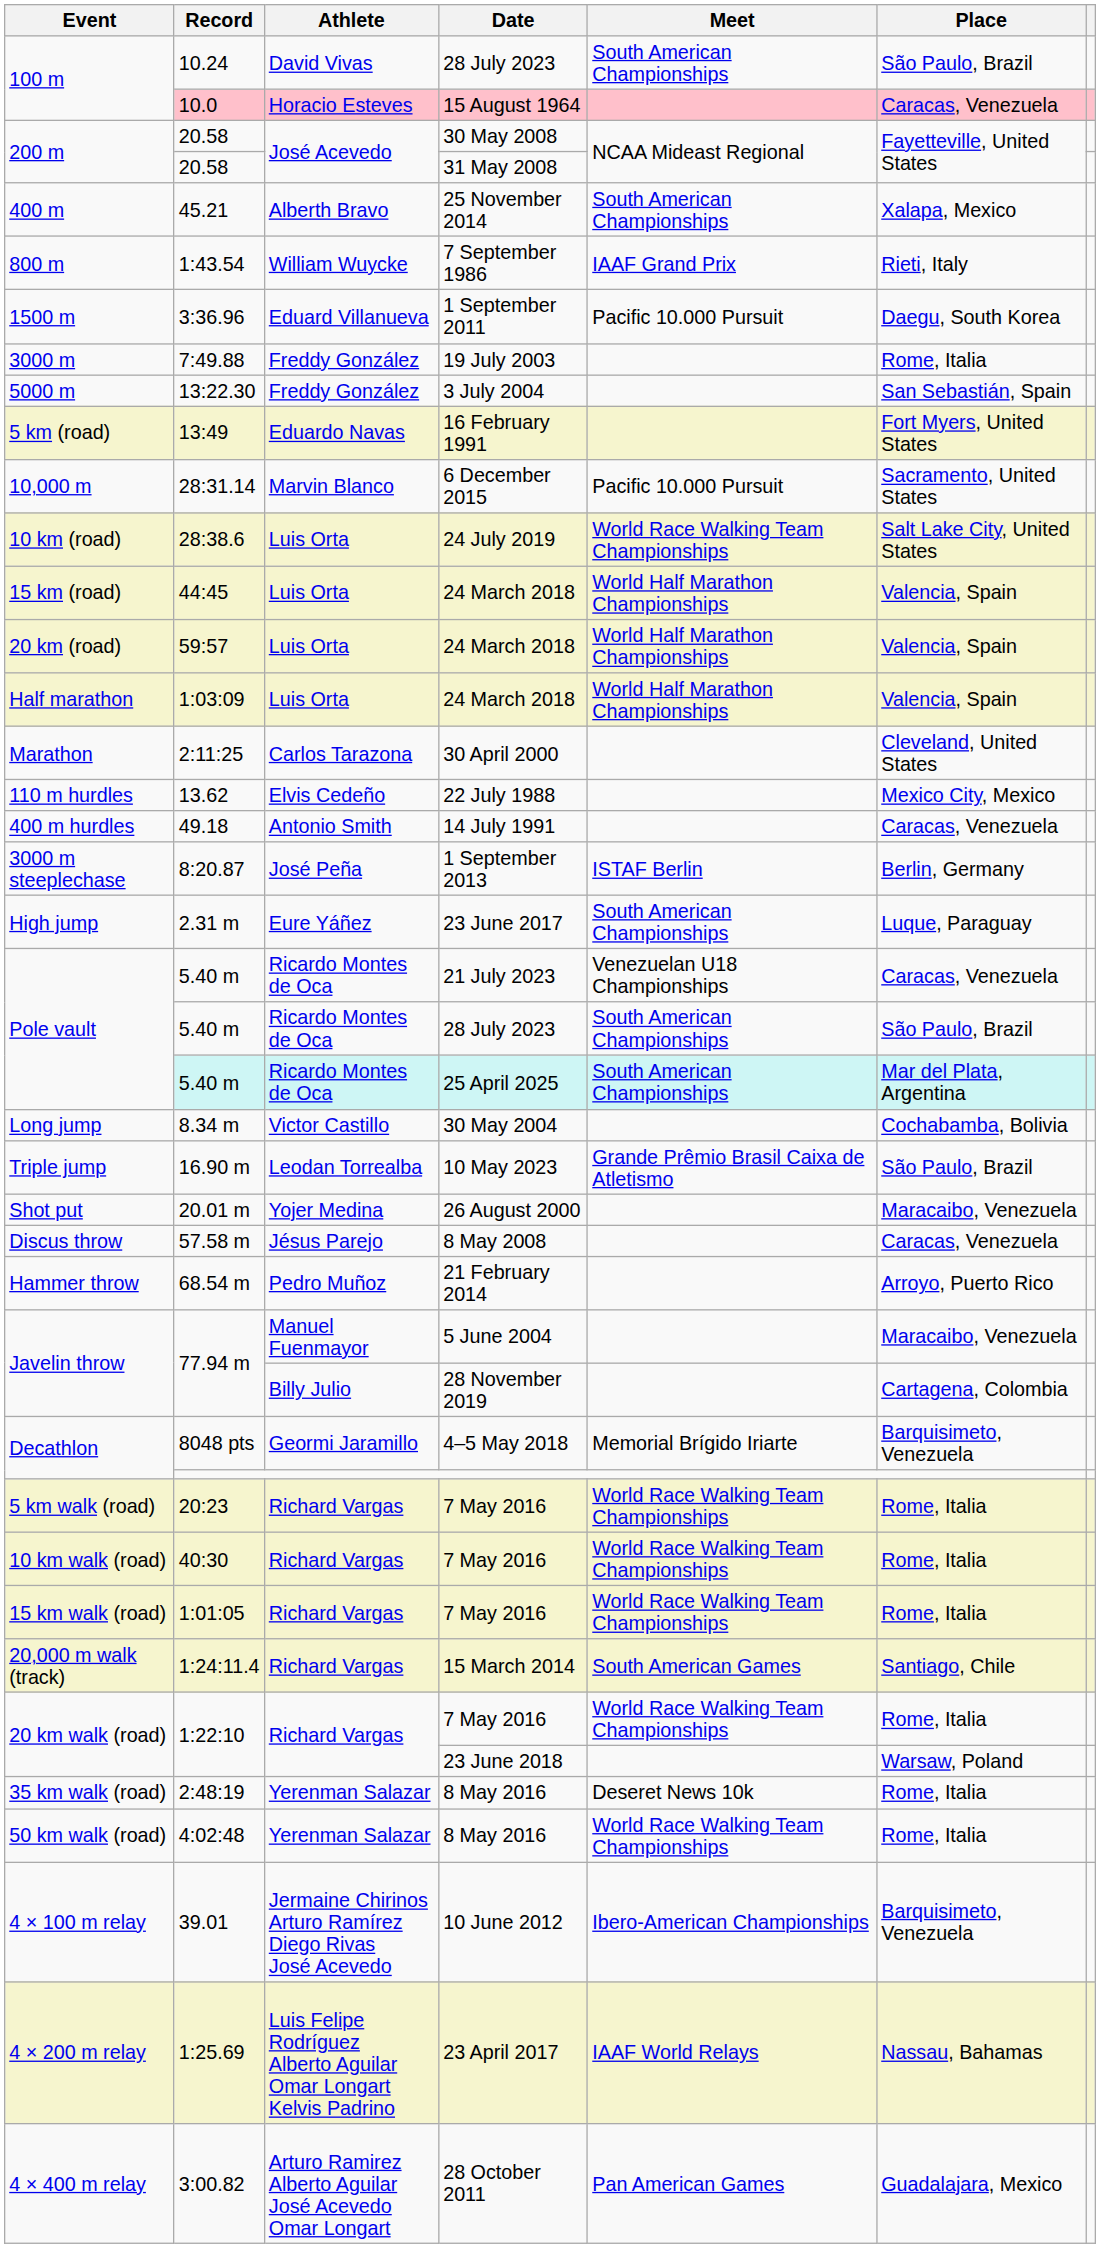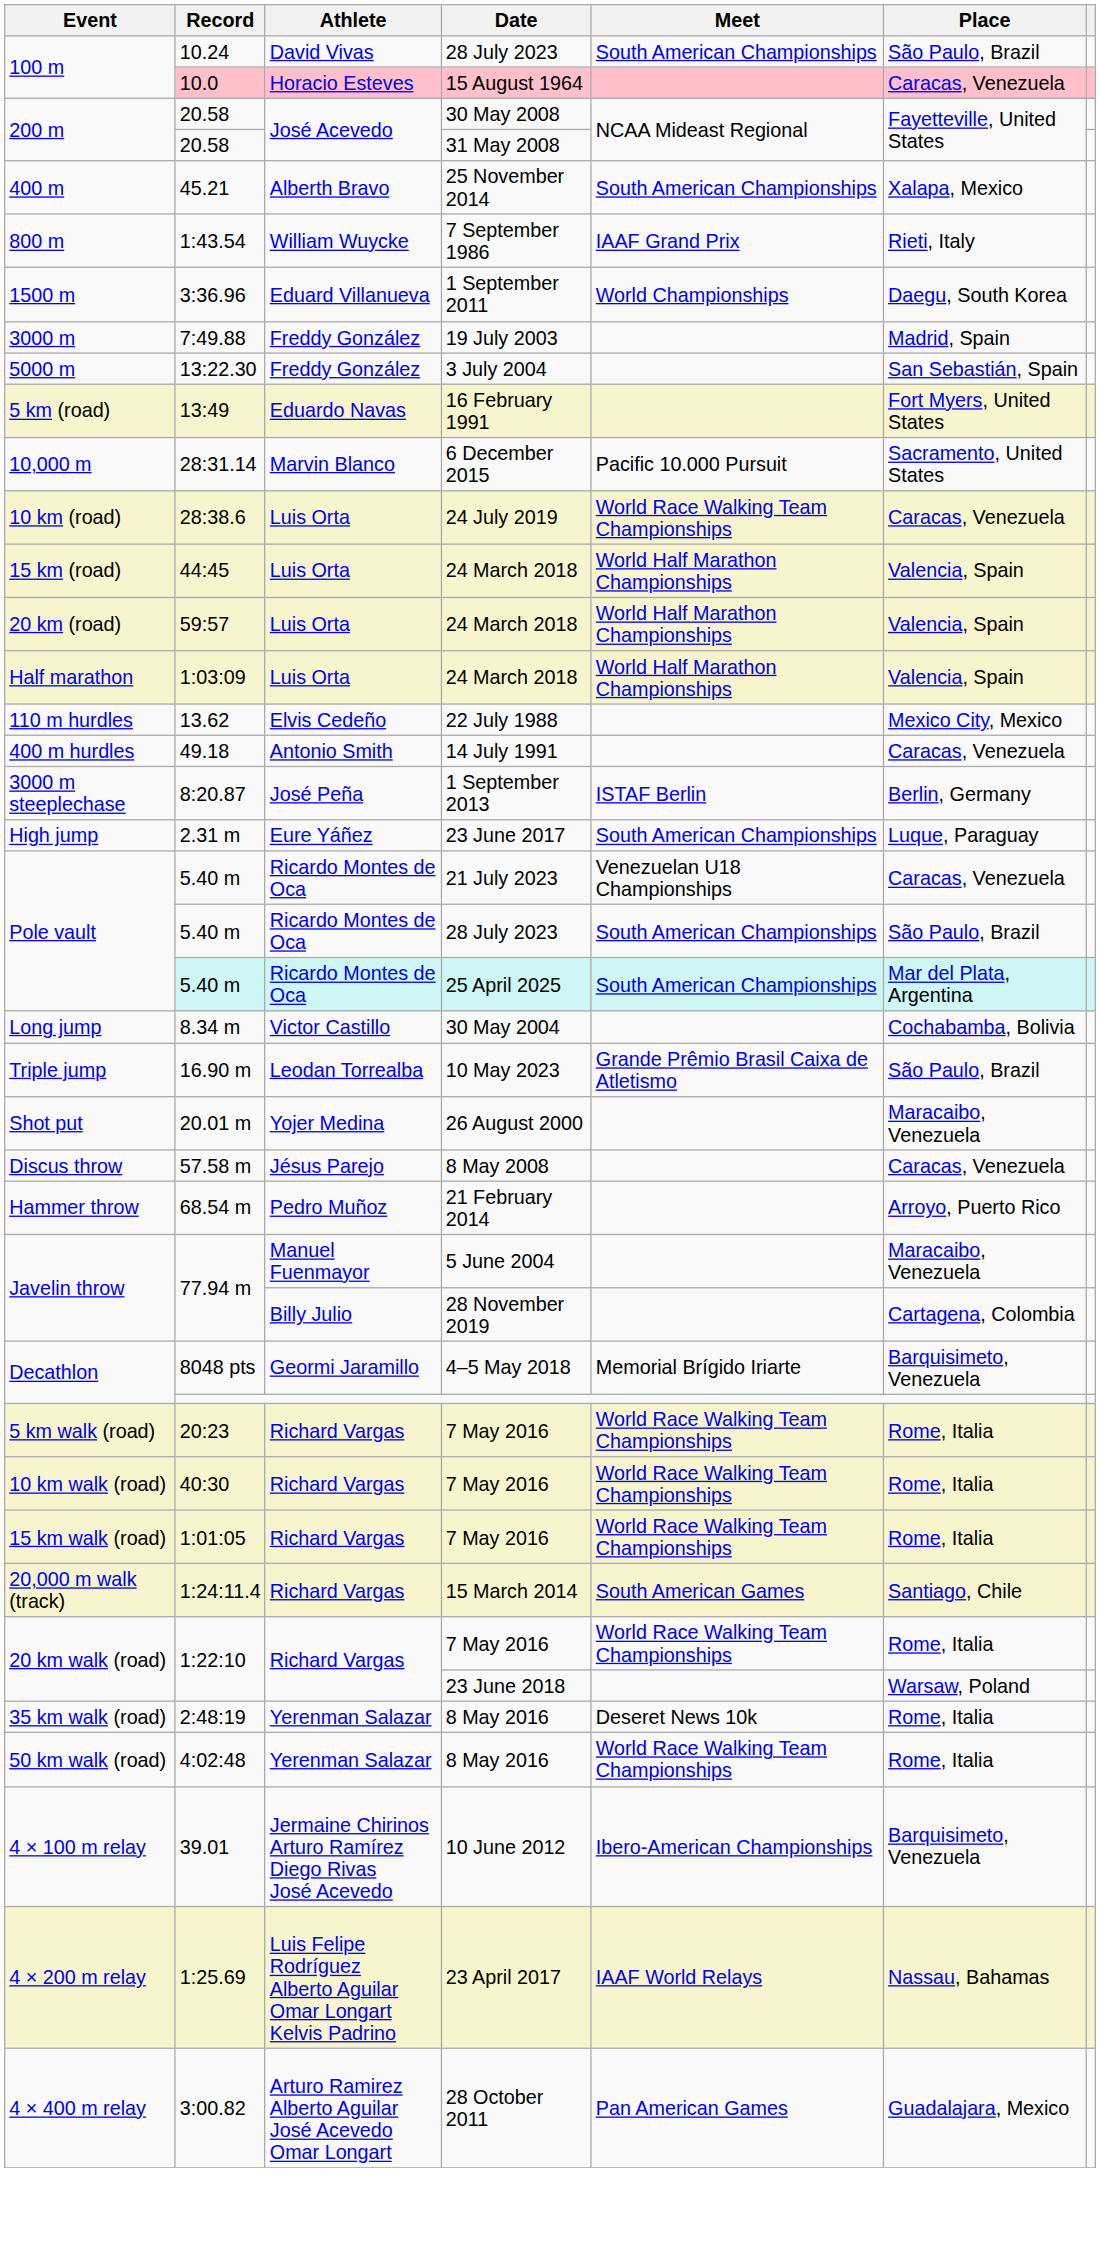(688, 317) Pacific 10.000 Pursuit -> (692, 295) World Championships
(934, 359) Rome, Italia -> (949, 337) Madrid, Spain
(975, 540) Salt Lake City, United States -> (976, 517) Caracas, Venezuela
- row: (211, 753)
